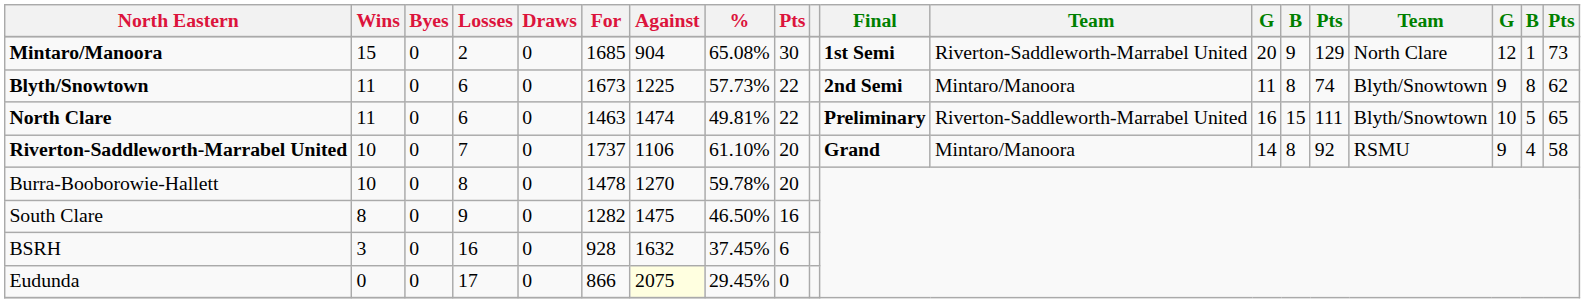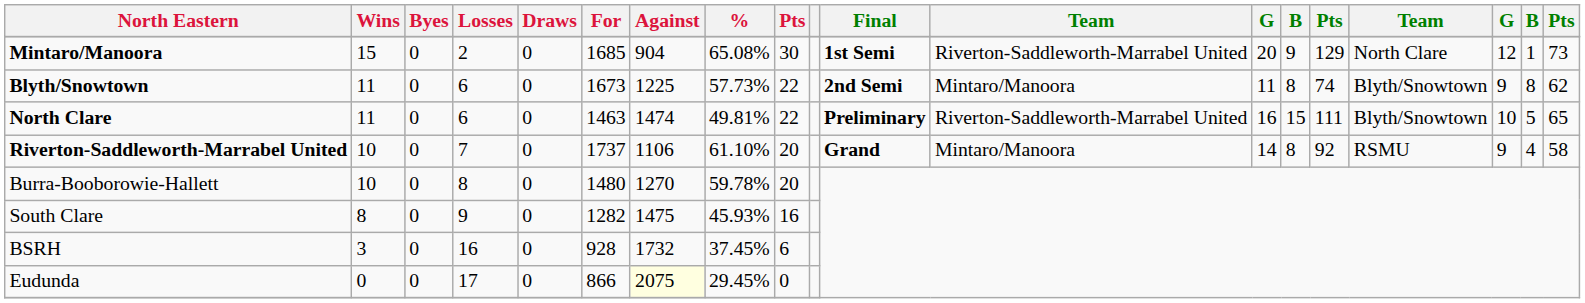(606, 183) 1478 -> (606, 183) 1480
(739, 215) 46.50% -> (739, 215) 45.93%
(655, 248) 1632 -> (655, 248) 1732
